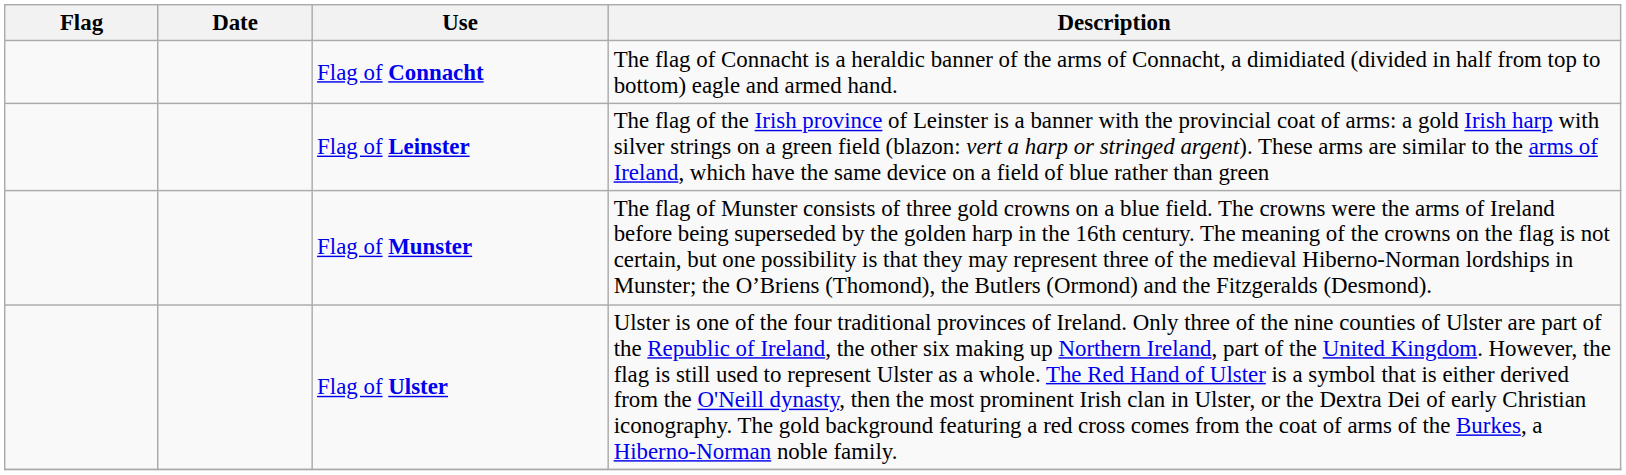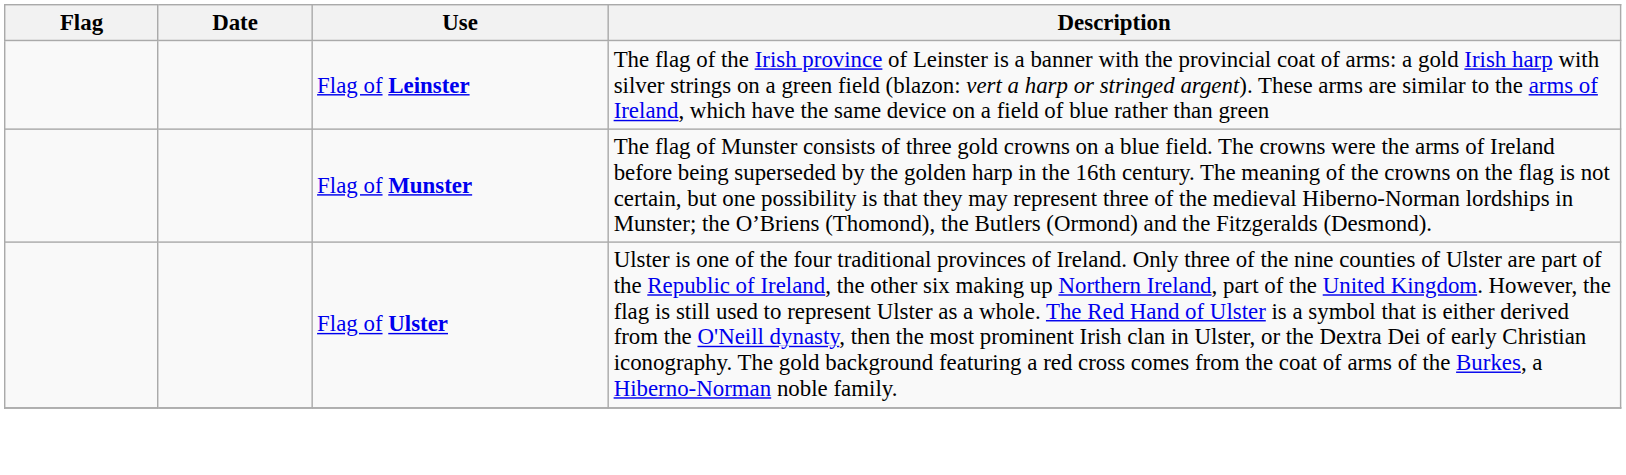- row: (400, 71)
